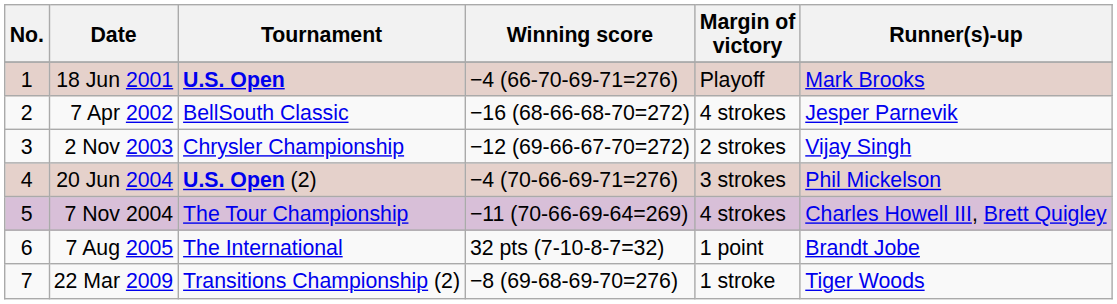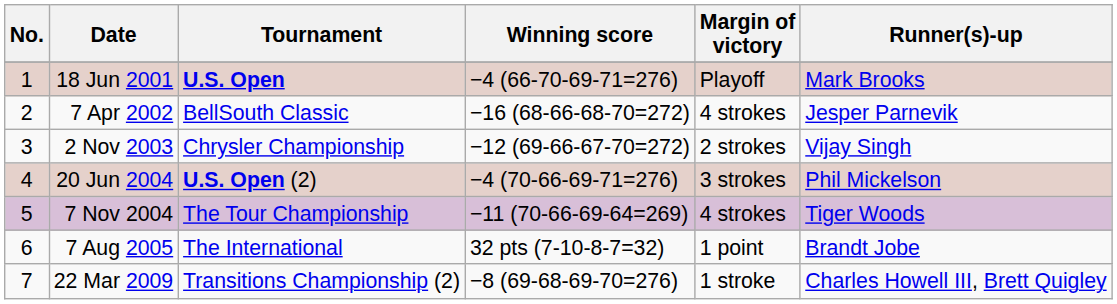(956, 214) Charles Howell III, Brett Quigley -> (865, 214) Tiger Woods
(865, 281) Tiger Woods -> (956, 281) Charles Howell III, Brett Quigley
